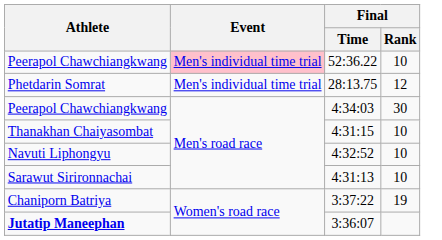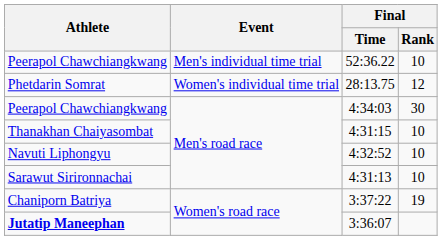(248, 62) pink background -> (248, 62) no background
(248, 85) Men's individual time trial -> (256, 85) Women's individual time trial
